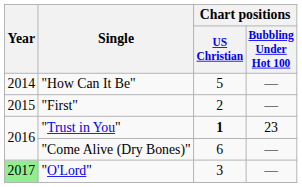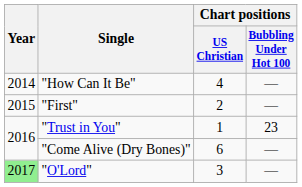(220, 83) 5 -> (220, 83) 4
(220, 127) bold -> (220, 127) normal
